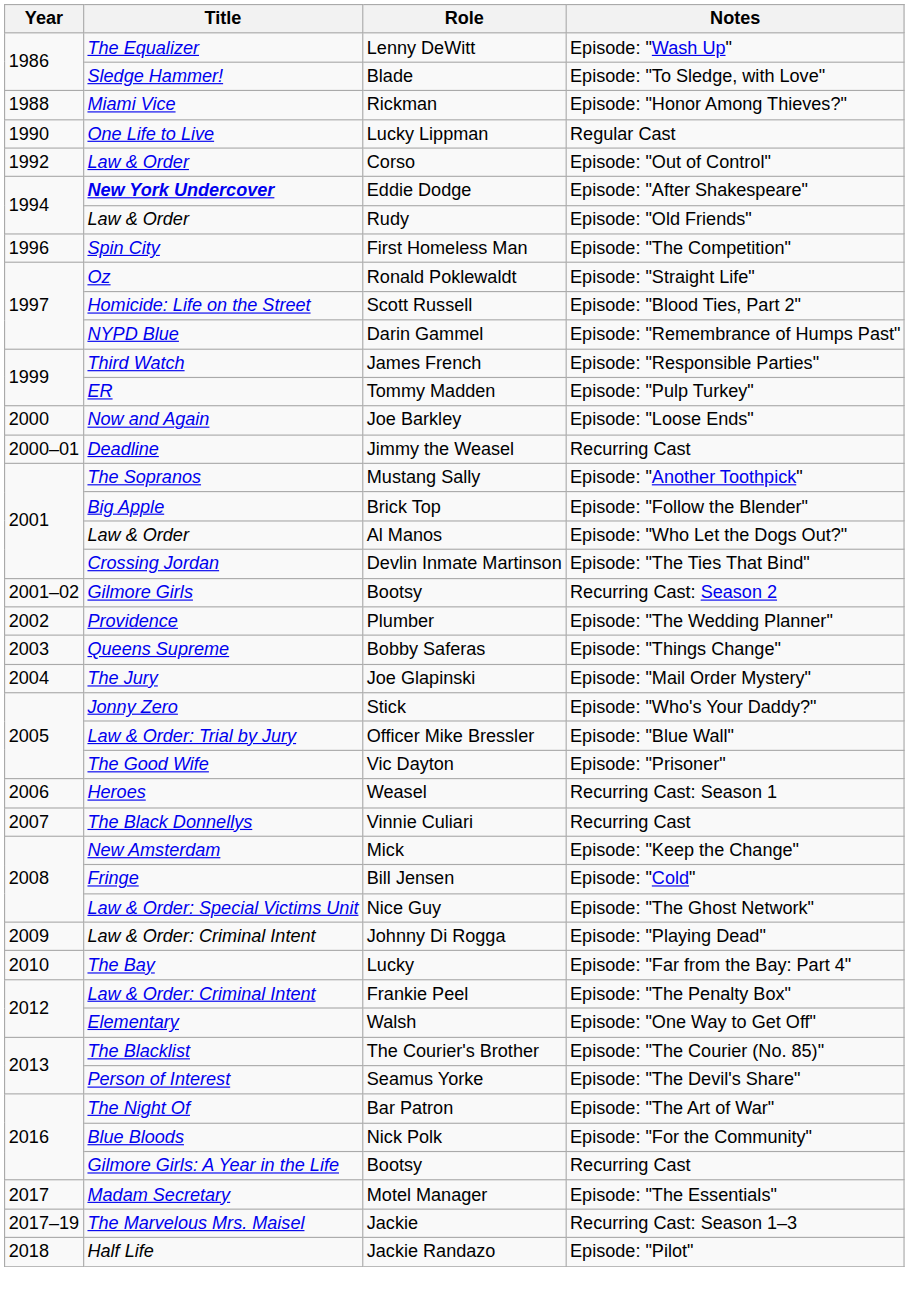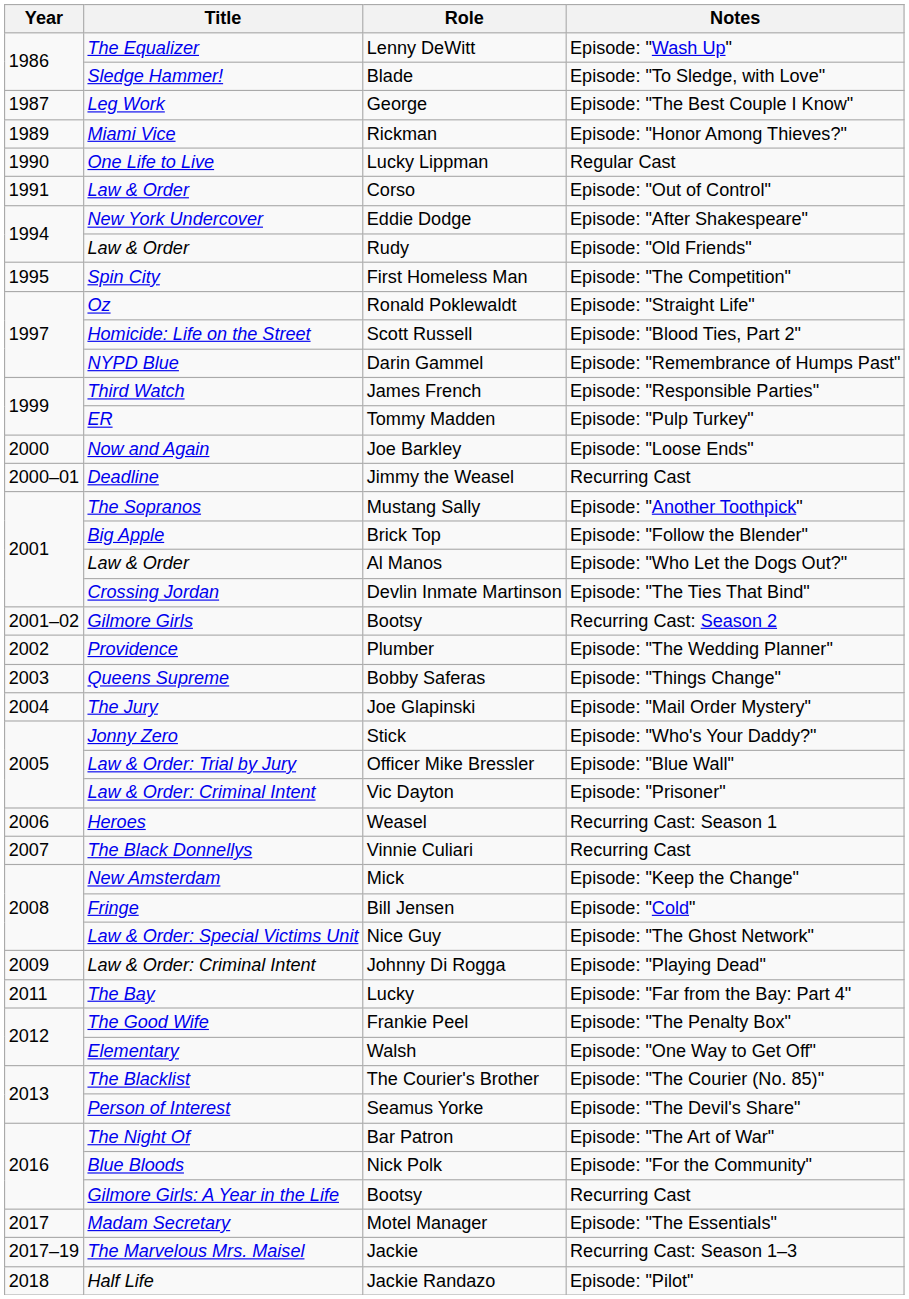+ row: (397, 104)
(29, 104) 1988 -> (29, 133) 1989
(29, 162) 1992 -> (29, 190) 1991
(181, 190) bold -> (175, 219) normal
(29, 248) 1996 -> (29, 276) 1995
(148, 764) The Good Wife -> (202, 793) Law & Order: Criminal Intent
(29, 965) 2010 -> (28, 993) 2011
(202, 993) Law & Order: Criminal Intent -> (148, 1022) The Good Wife
